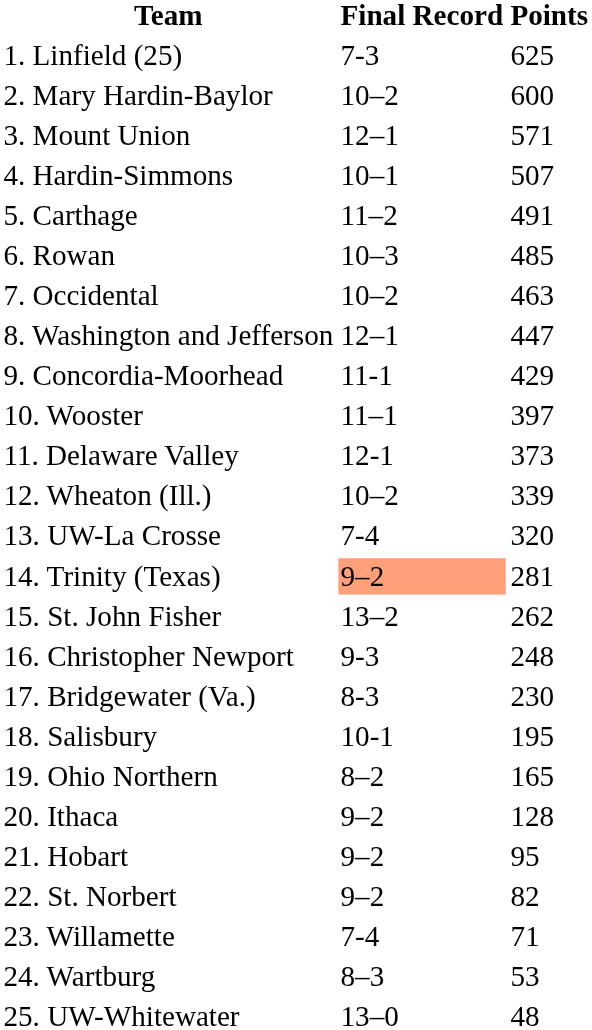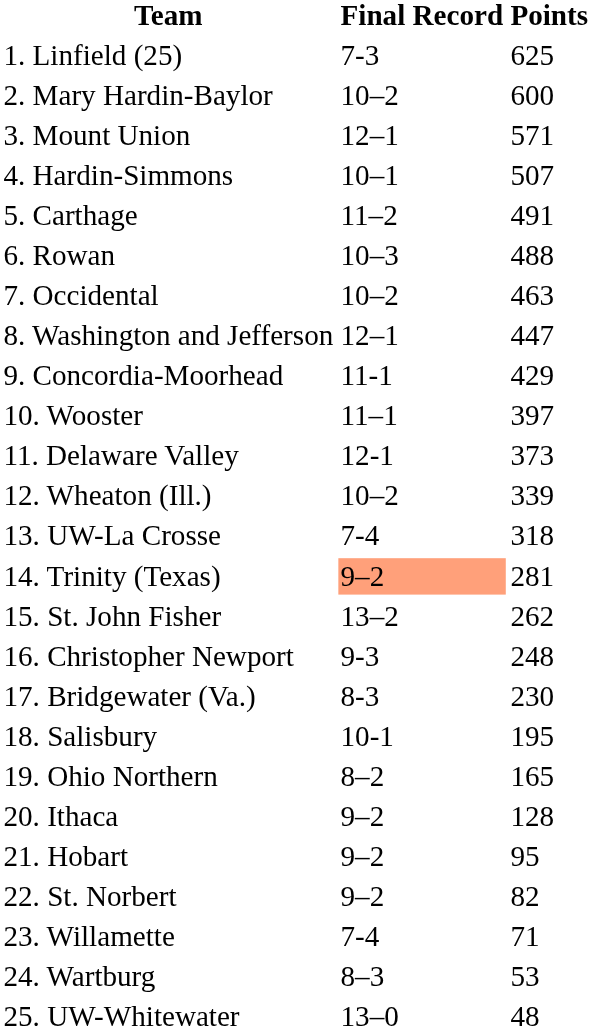(532, 255) 485 -> (532, 255) 488
(532, 535) 320 -> (532, 535) 318
